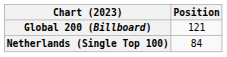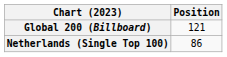(197, 44) 84 -> (197, 44) 86
